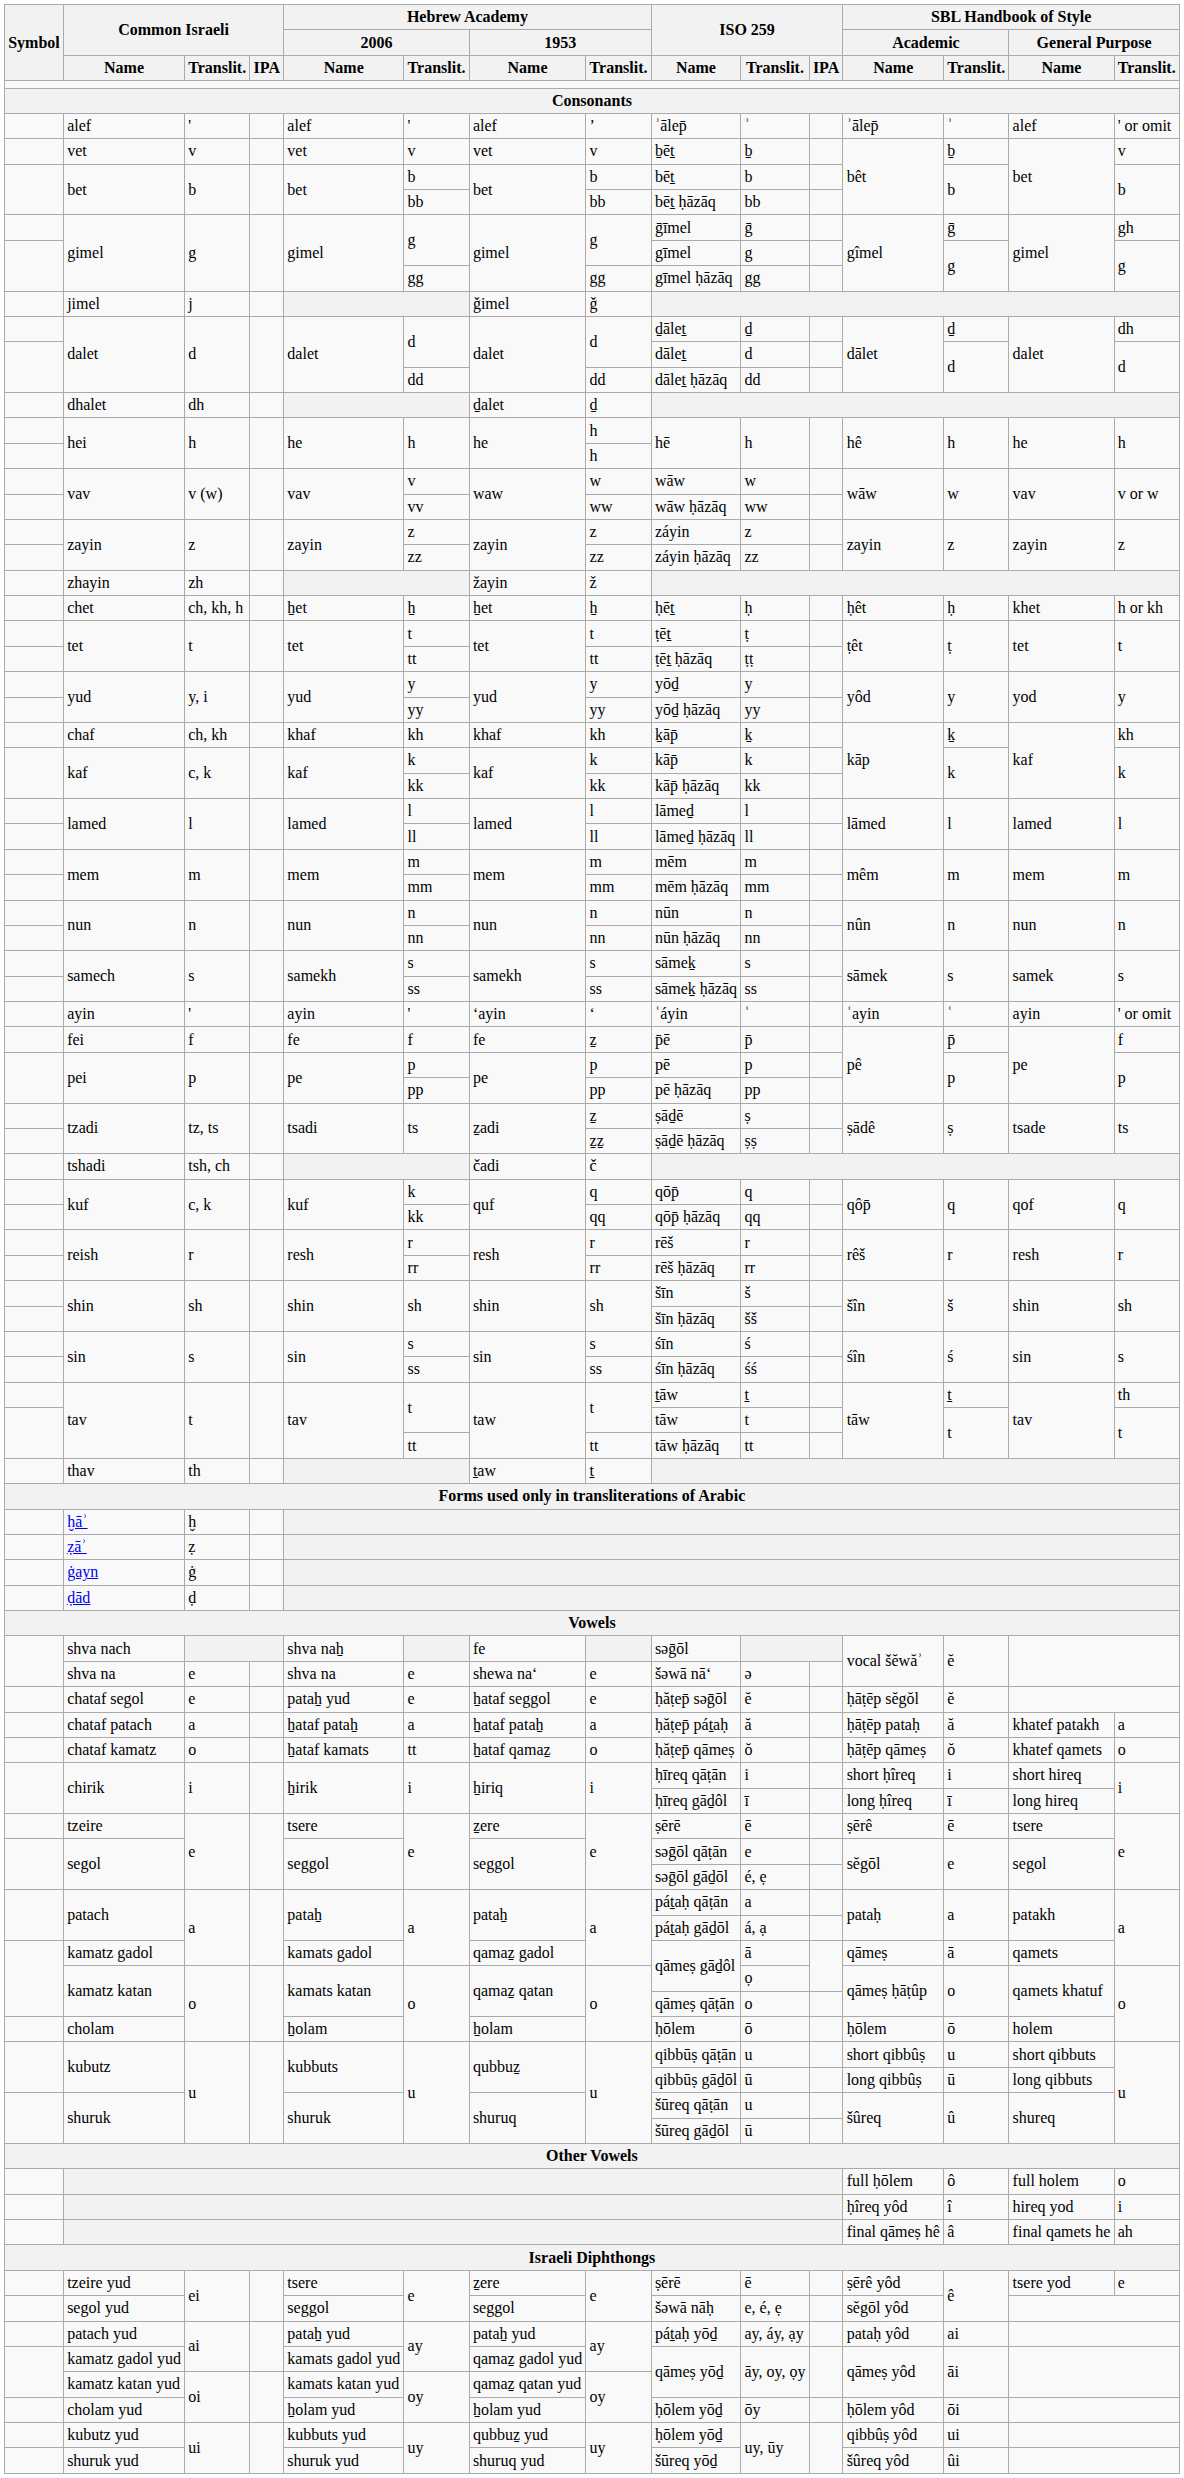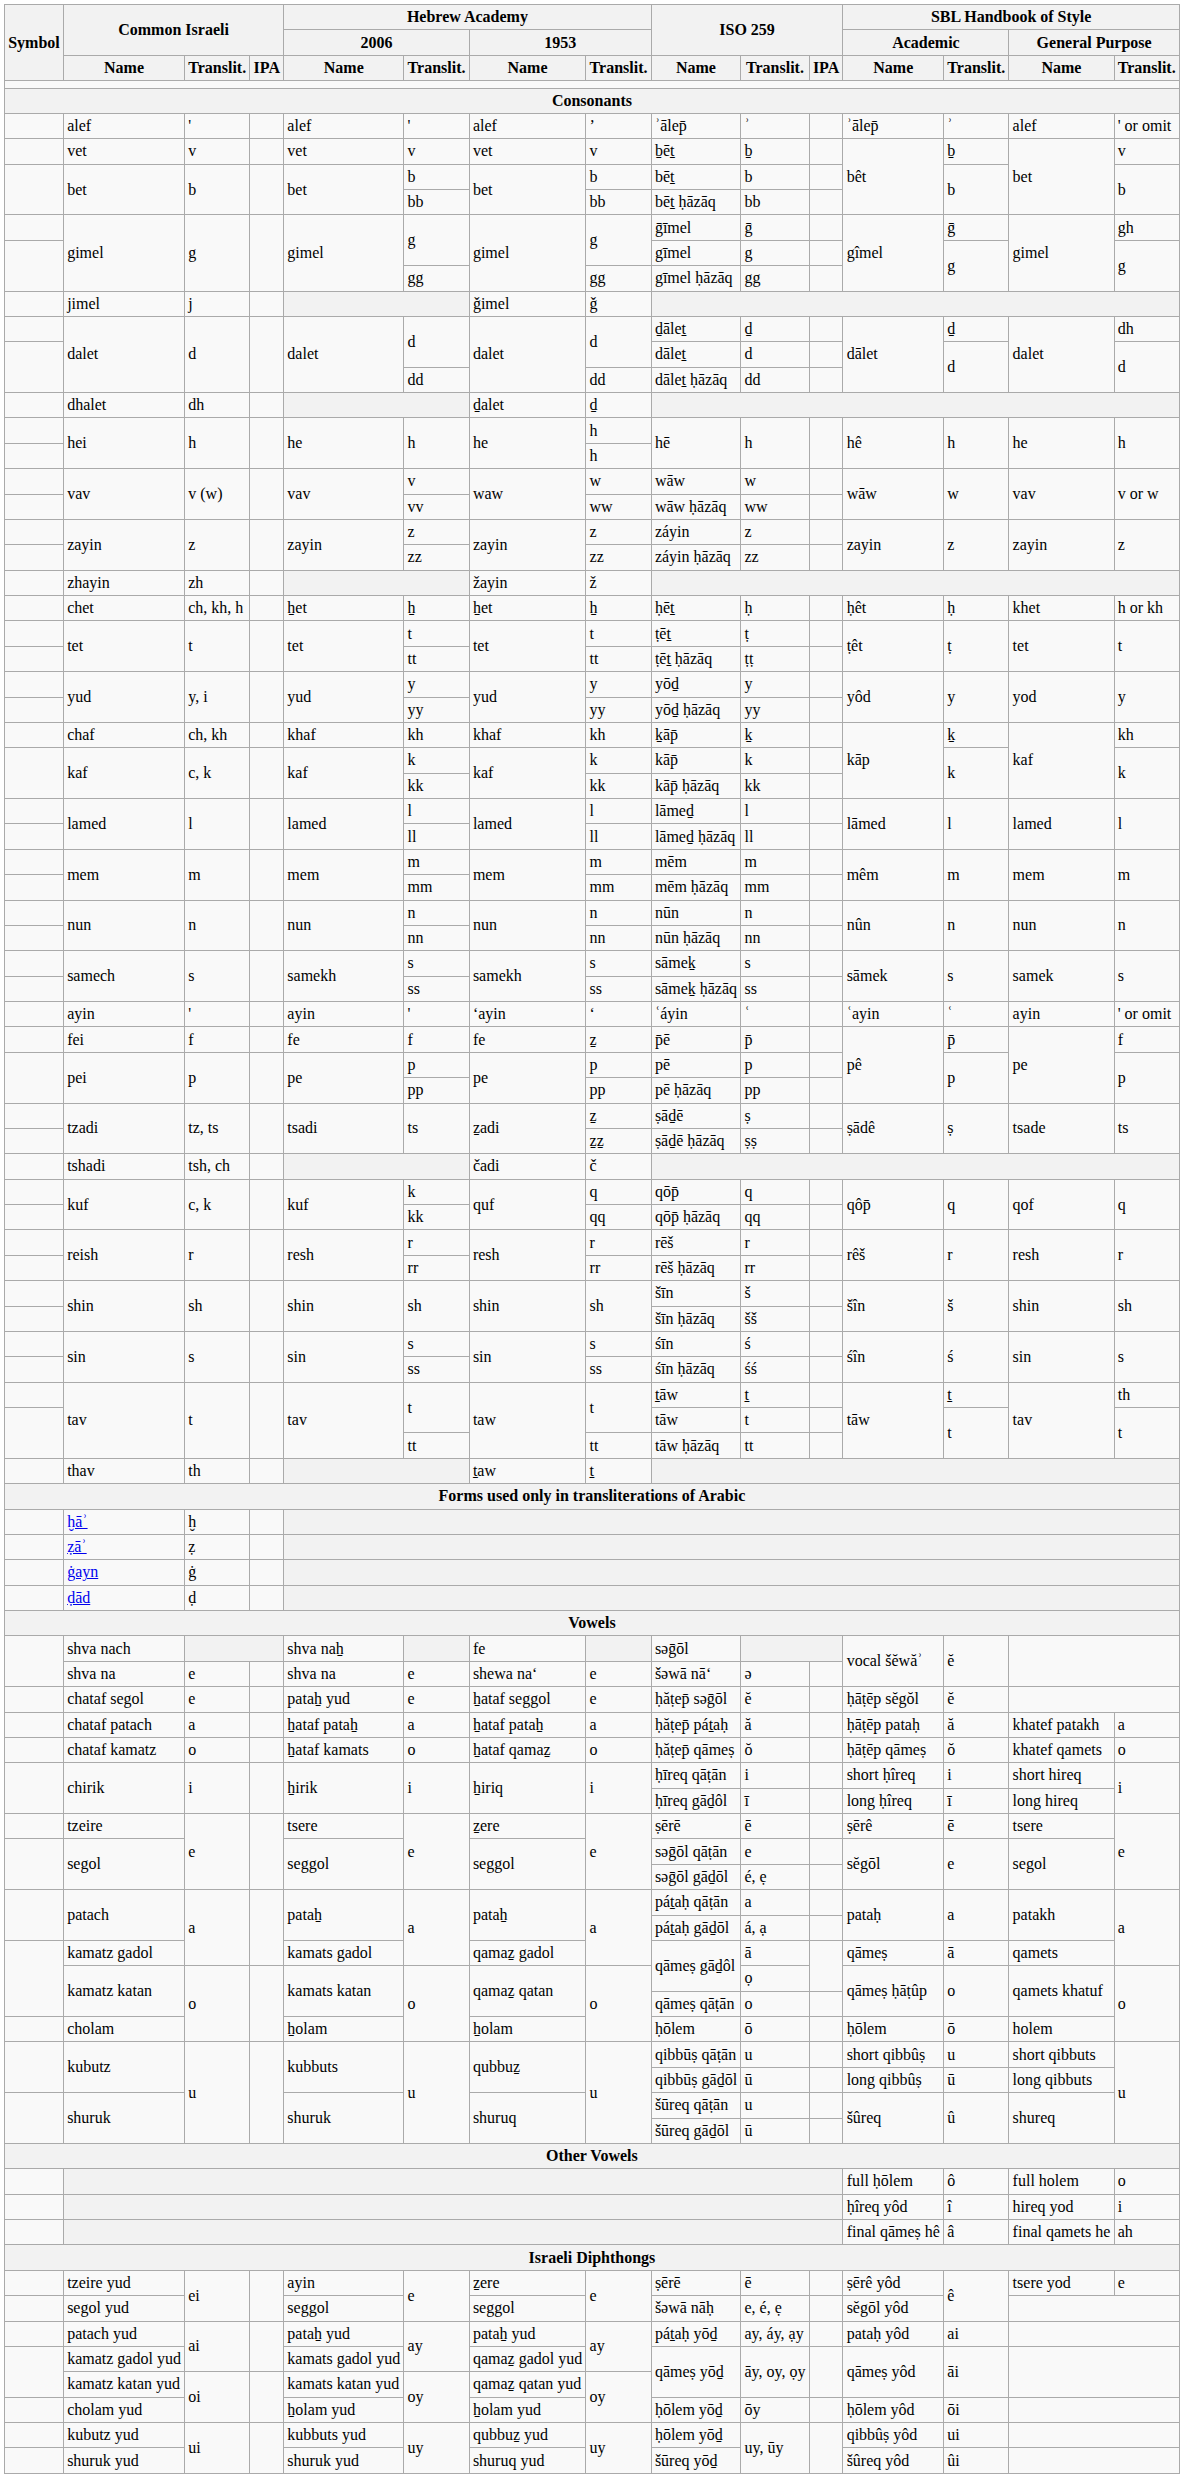(412, 1750) tt -> (412, 1750) o
(302, 2282) tsere -> (301, 2282) ayin
